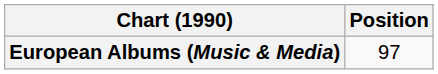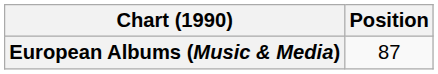(389, 52) 97 -> (389, 52) 87
